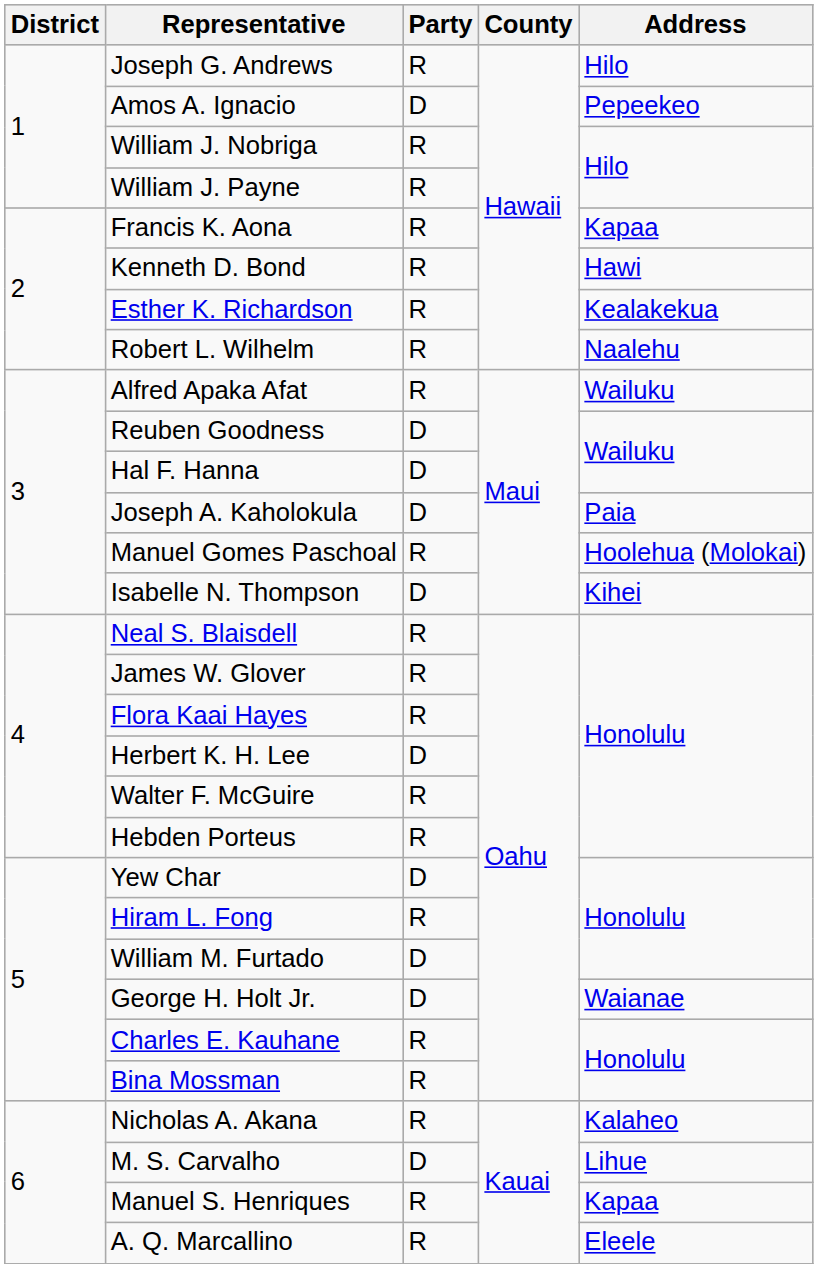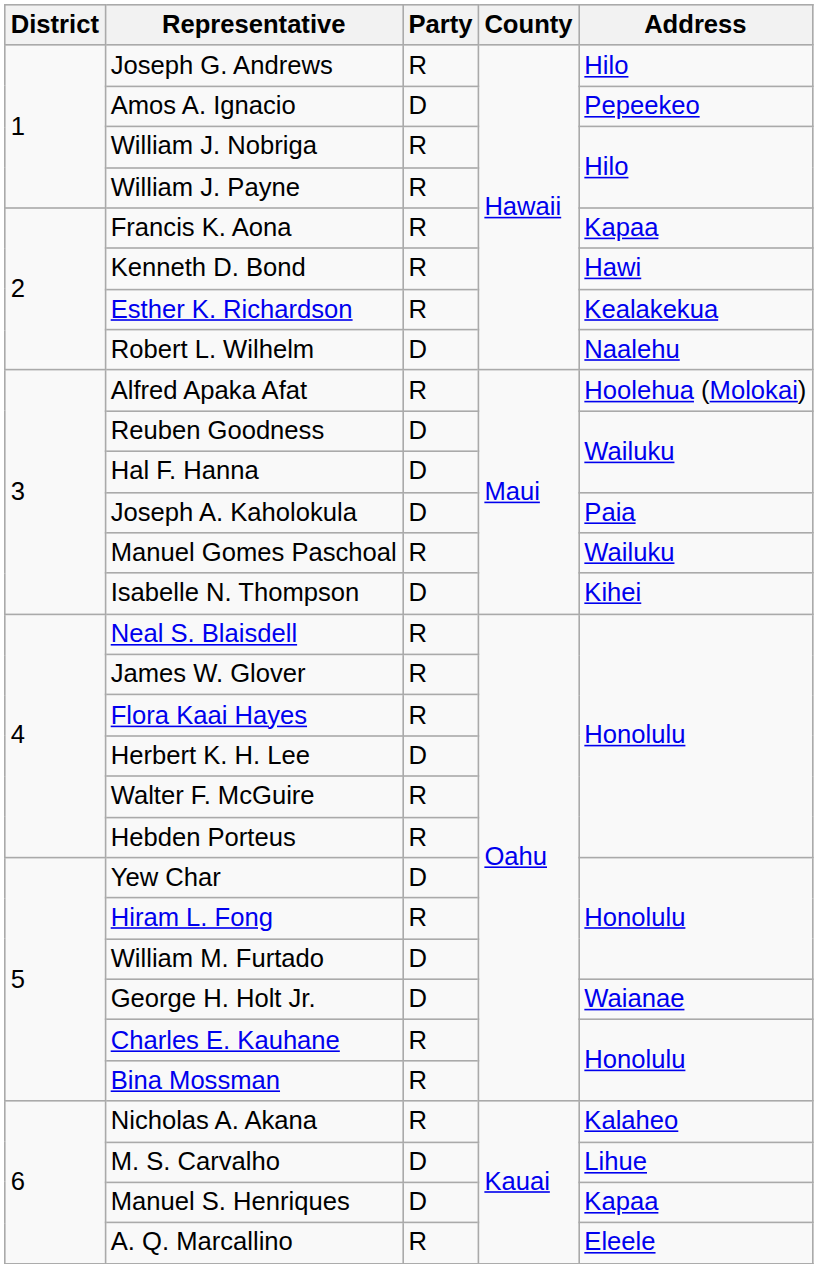(418, 349) R -> (418, 349) D
(629, 390) Wailuku -> (695, 390) Hoolehua (Molokai)
(695, 552) Hoolehua (Molokai) -> (629, 552) Wailuku
(418, 1202) R -> (418, 1202) D
